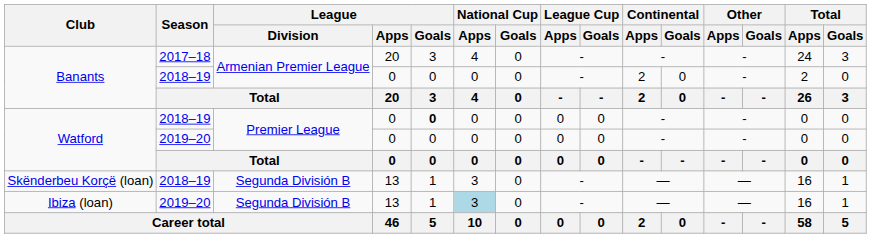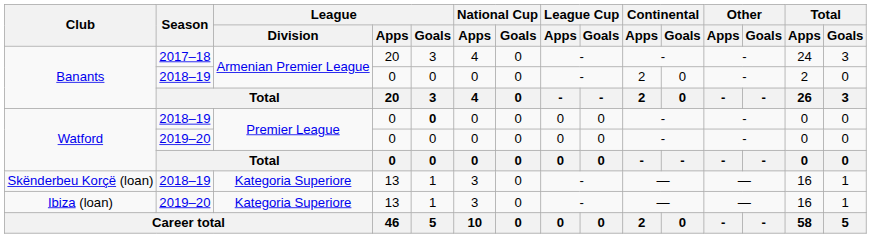(293, 181) Segunda División B -> (293, 181) Kategoria Superiore
(293, 202) Segunda División B -> (293, 202) Kategoria Superiore
(475, 202) lightblue background -> (475, 202) no background
